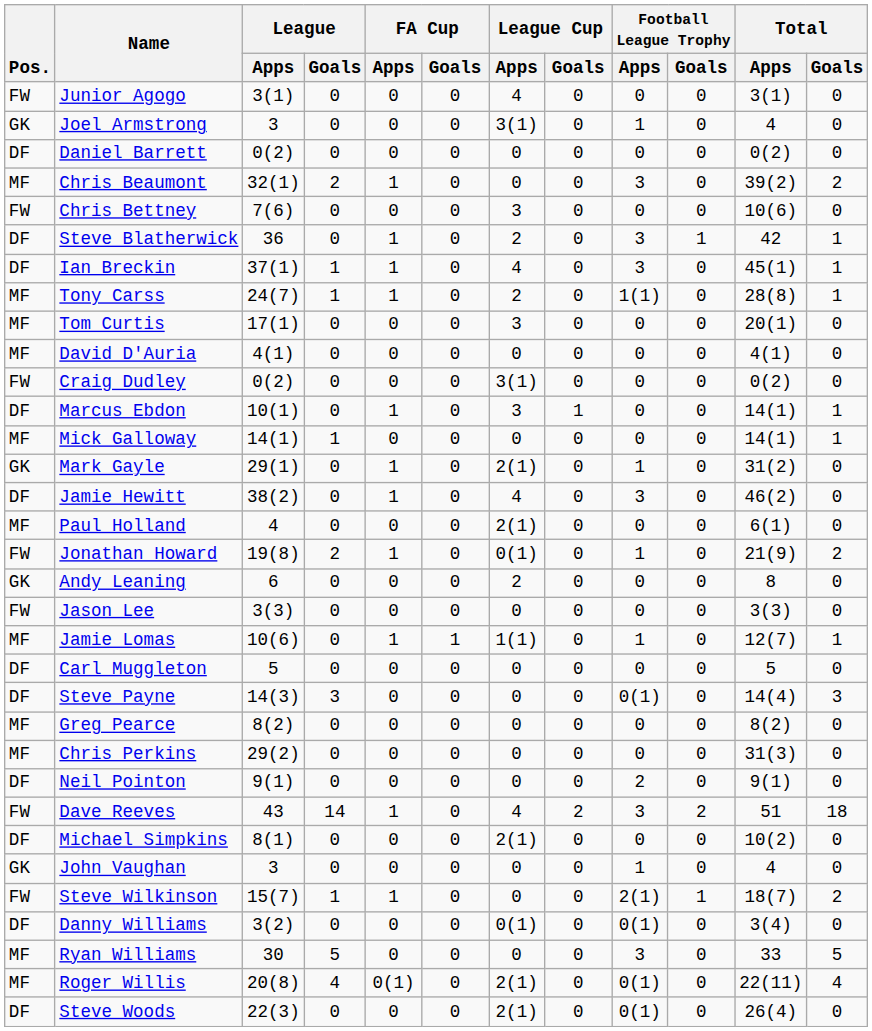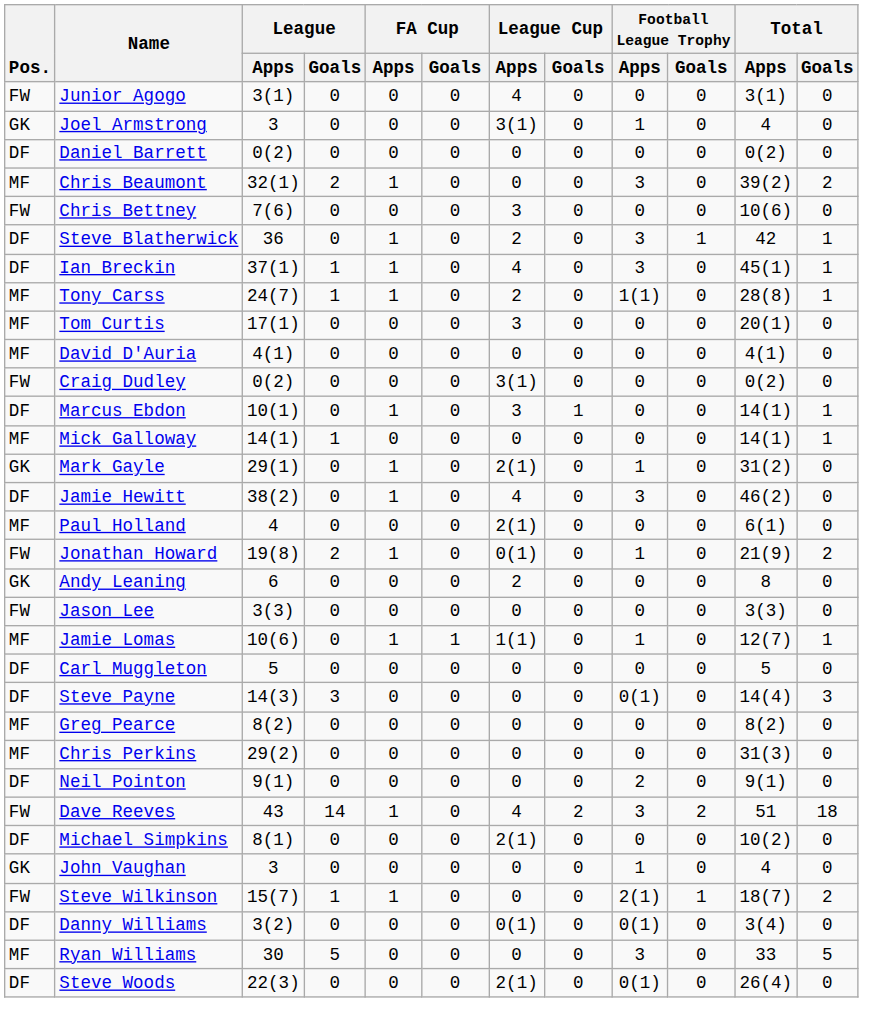- row: (123, 983)
